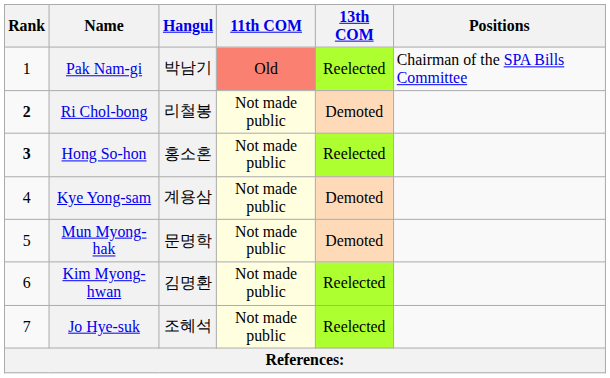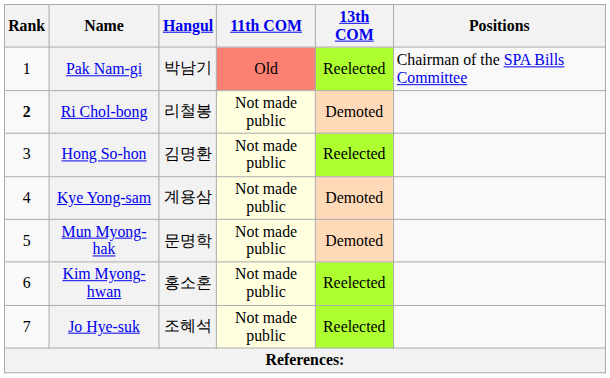(27, 154) bold -> (27, 154) normal
(188, 154) 홍소혼 -> (188, 154) 김명환
(188, 283) 김명환 -> (188, 283) 홍소혼
